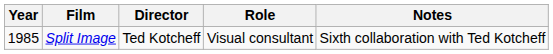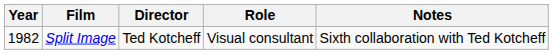(23, 37) 1985 -> (23, 37) 1982
